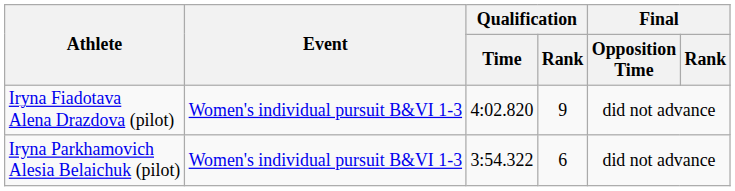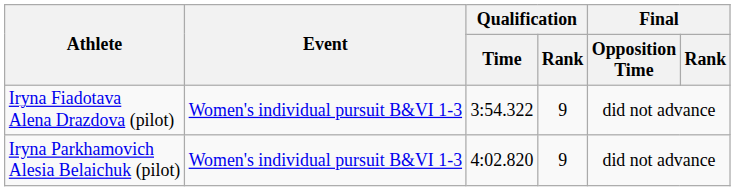(502, 110) 4:02.820 -> (502, 110) 3:54.322
(502, 160) 3:54.322 -> (502, 160) 4:02.820
(563, 160) 6 -> (563, 160) 9
